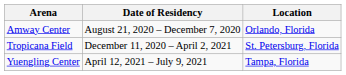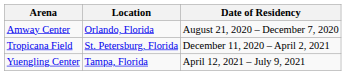columns swapped: (292, 12) <-> (163, 12)
